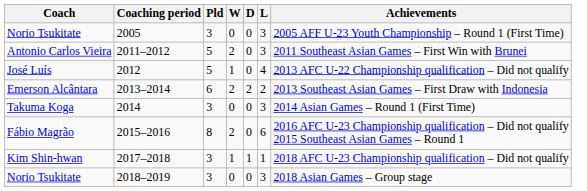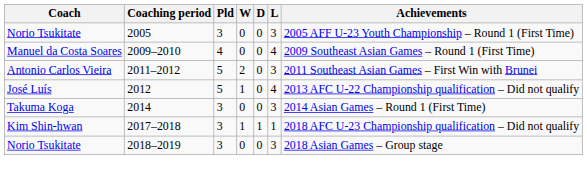+ row: (154, 51)
- row: (144, 88)
- row: (144, 133)
